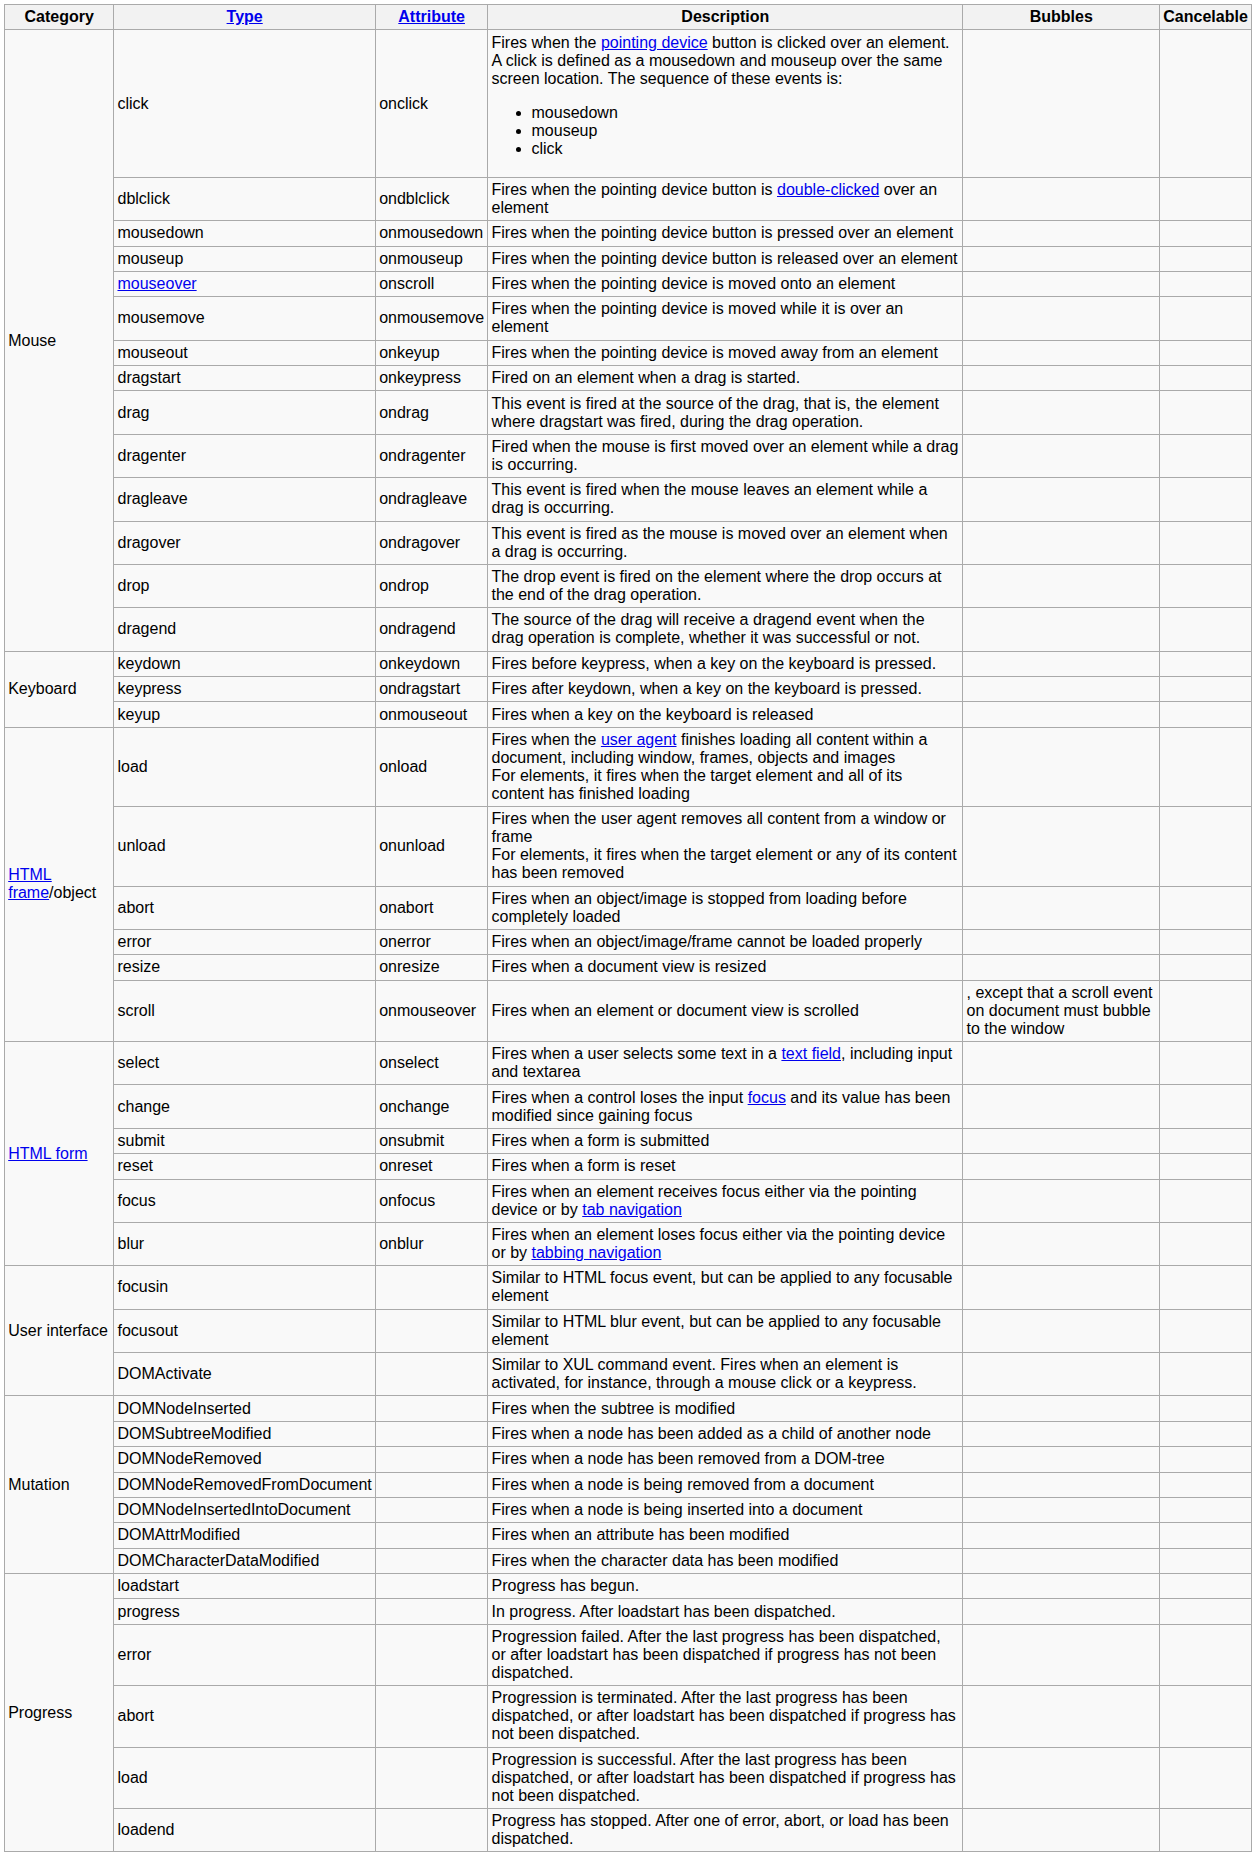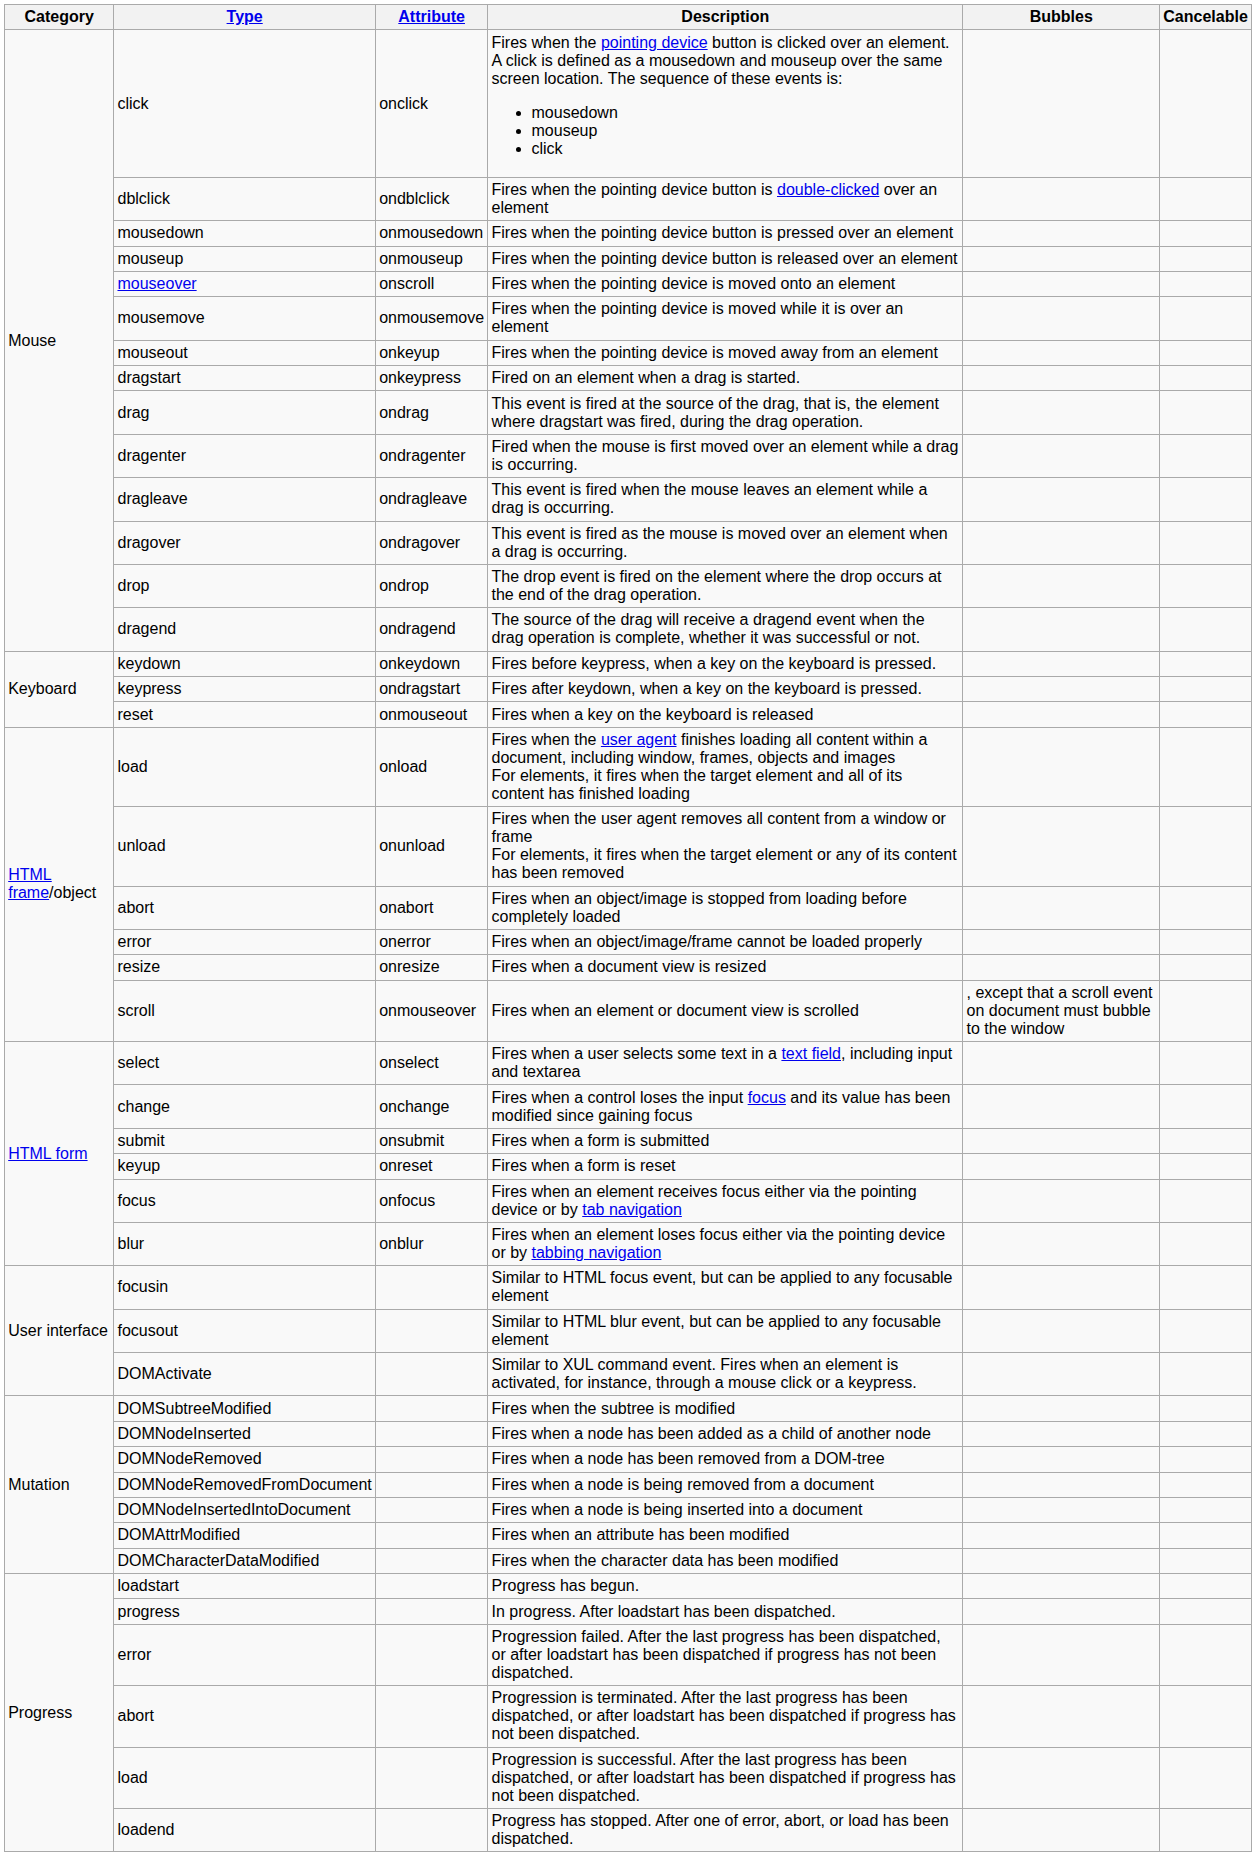(139, 714) keyup -> (135, 714) reset
(135, 1166) reset -> (139, 1166) keyup
(184, 1408) DOMNodeInserted -> (194, 1408) DOMSubtreeModified
(194, 1433) DOMSubtreeModified -> (184, 1433) DOMNodeInserted
